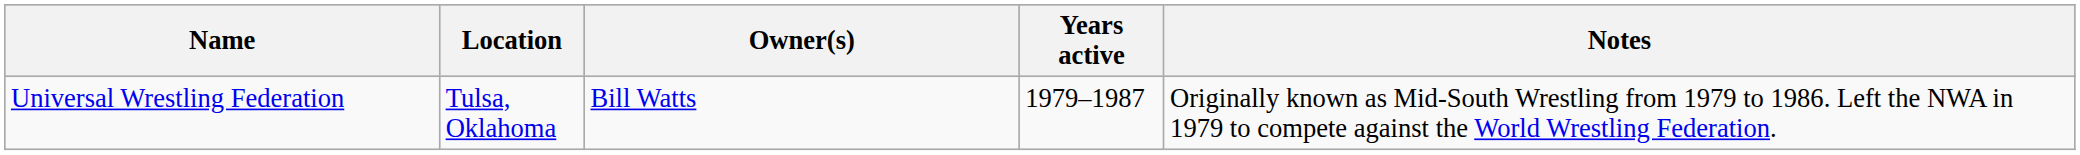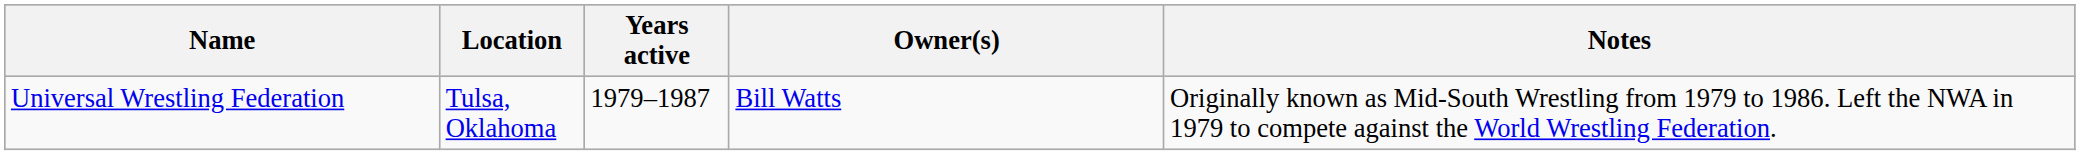columns swapped: (802, 40) <-> (1092, 40)
